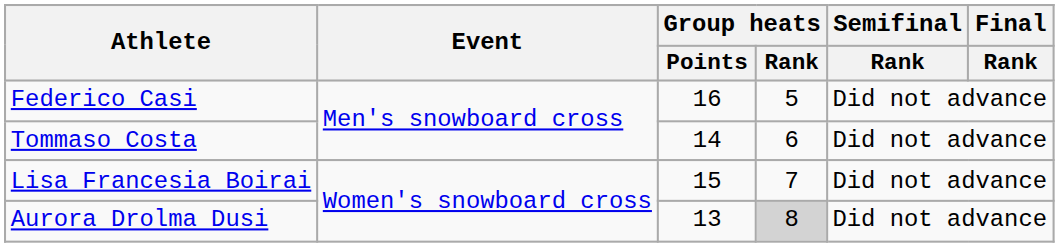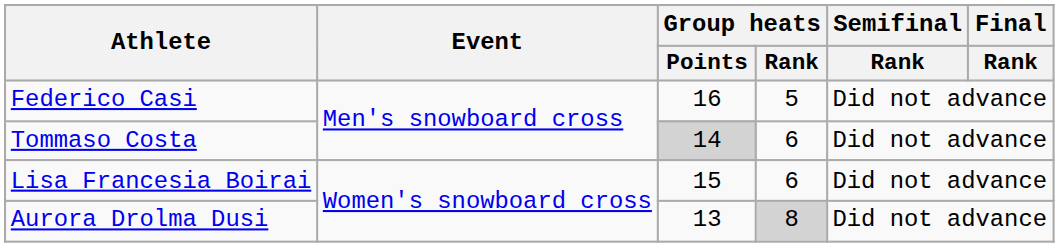(707, 141) no background -> (707, 141) lightgrey background
(792, 181) 7 -> (792, 181) 6
